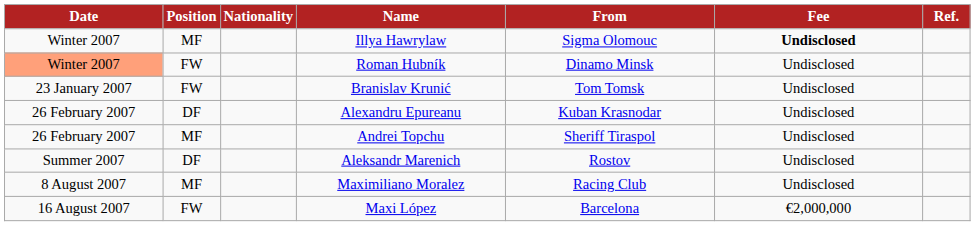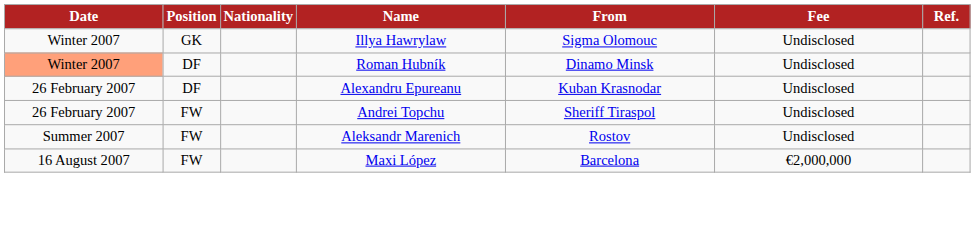(191, 40) MF -> (191, 40) GK
(818, 40) bold -> (818, 40) normal
(191, 64) FW -> (191, 64) DF
- row: (401, 88)
(191, 136) MF -> (191, 112) FW
(191, 160) DF -> (191, 136) FW
- row: (401, 184)
